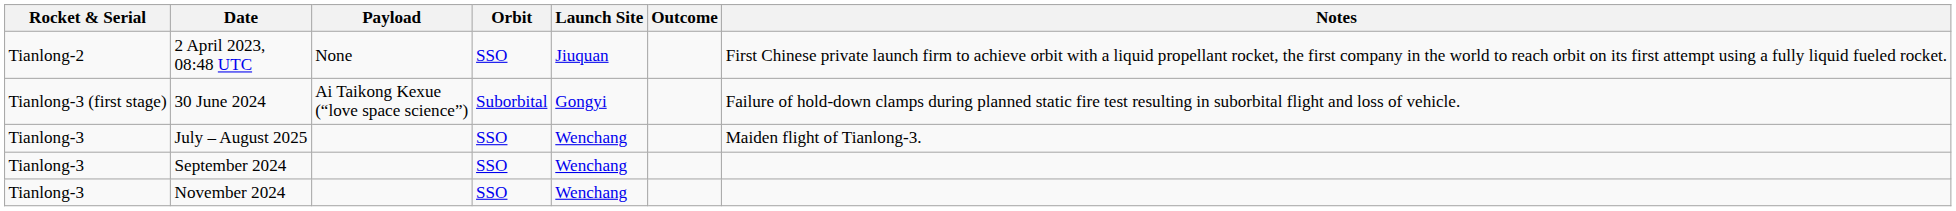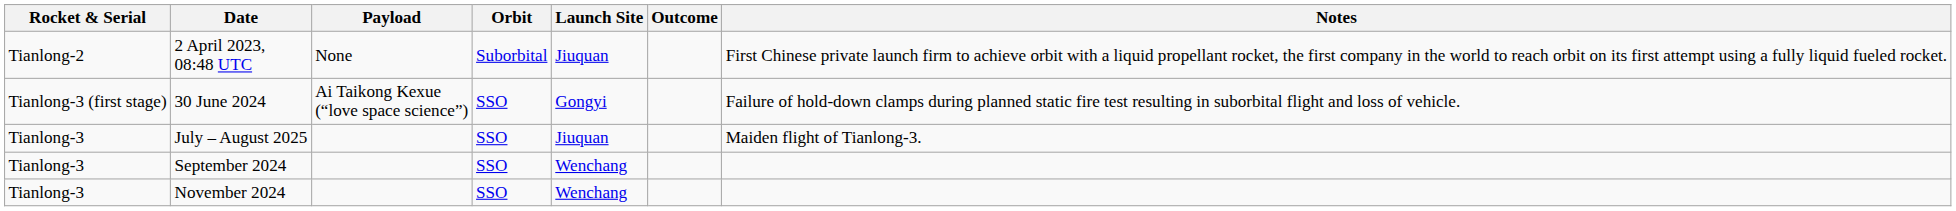(492, 54) SSO -> (512, 54) Suborbital
(512, 101) Suborbital -> (492, 101) SSO
(591, 138) Wenchang -> (582, 138) Jiuquan
